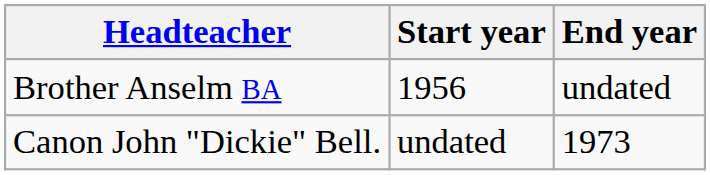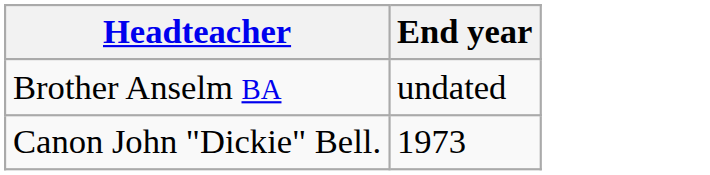- column: (471, 31)
